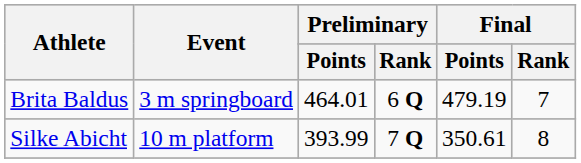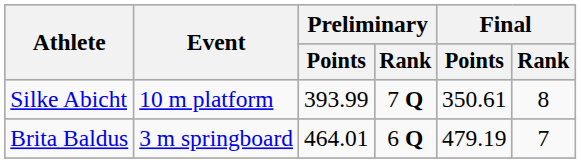rows swapped: (69, 99) <-> (69, 138)
